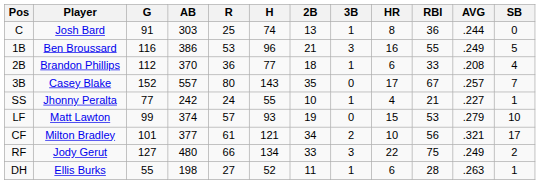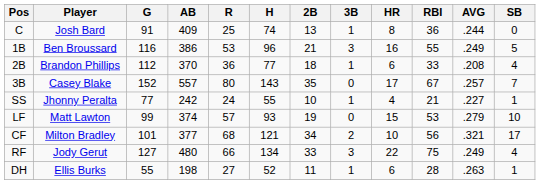(188, 30) 303 -> (188, 30) 409
(229, 135) 61 -> (229, 135) 68
(514, 153) 2 -> (514, 153) 4
